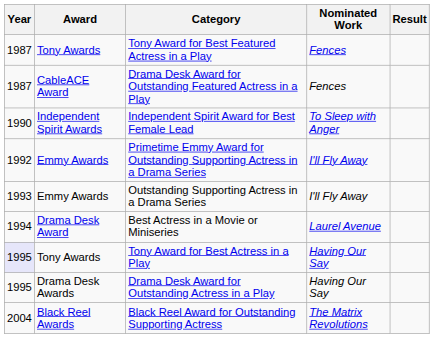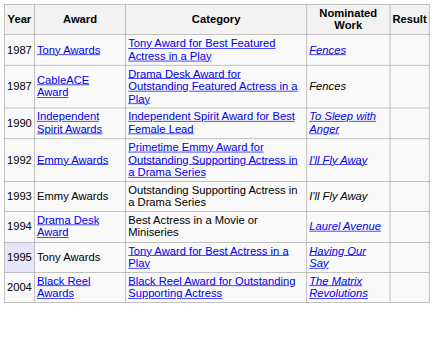- row: (201, 287)
